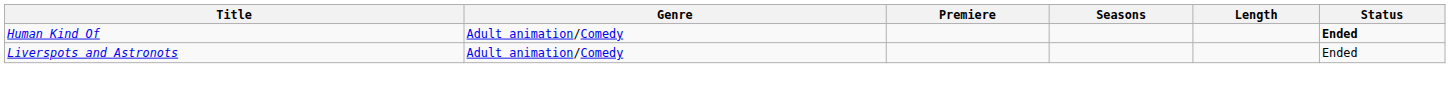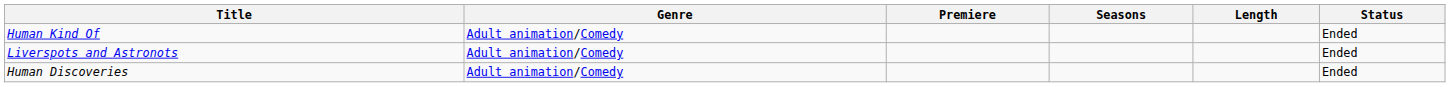(1340, 33) bold -> (1340, 33) normal
+ row: (68, 72)
